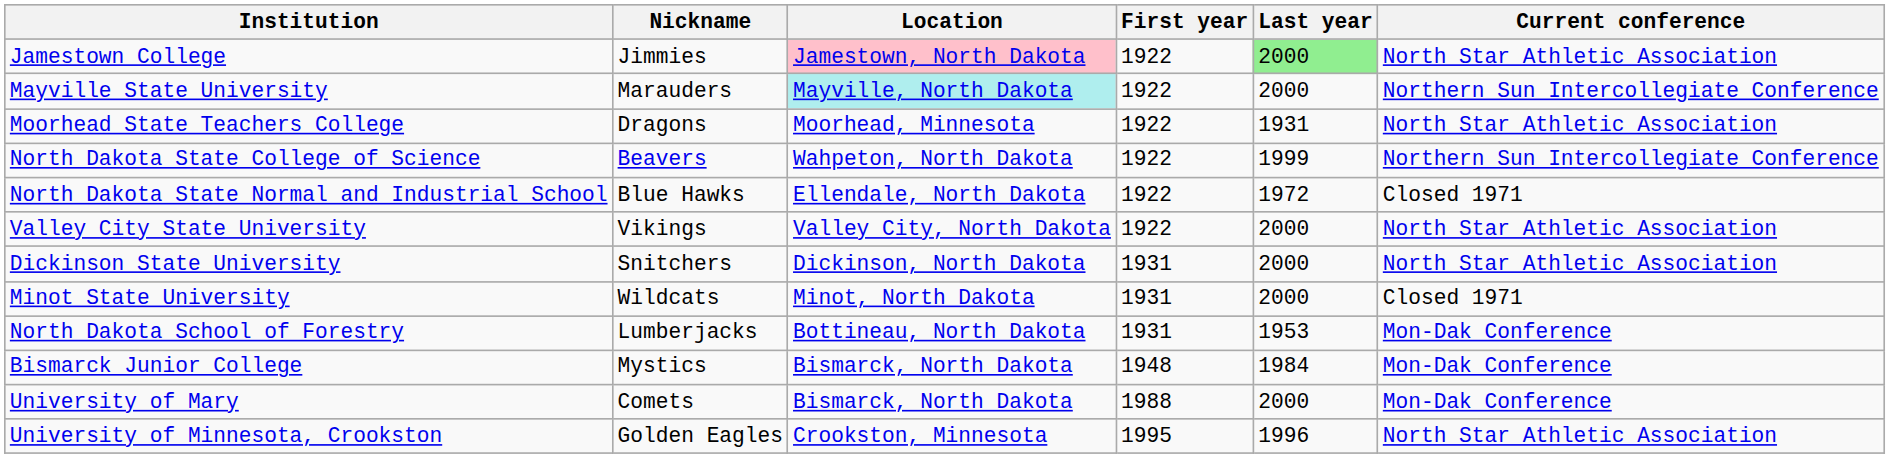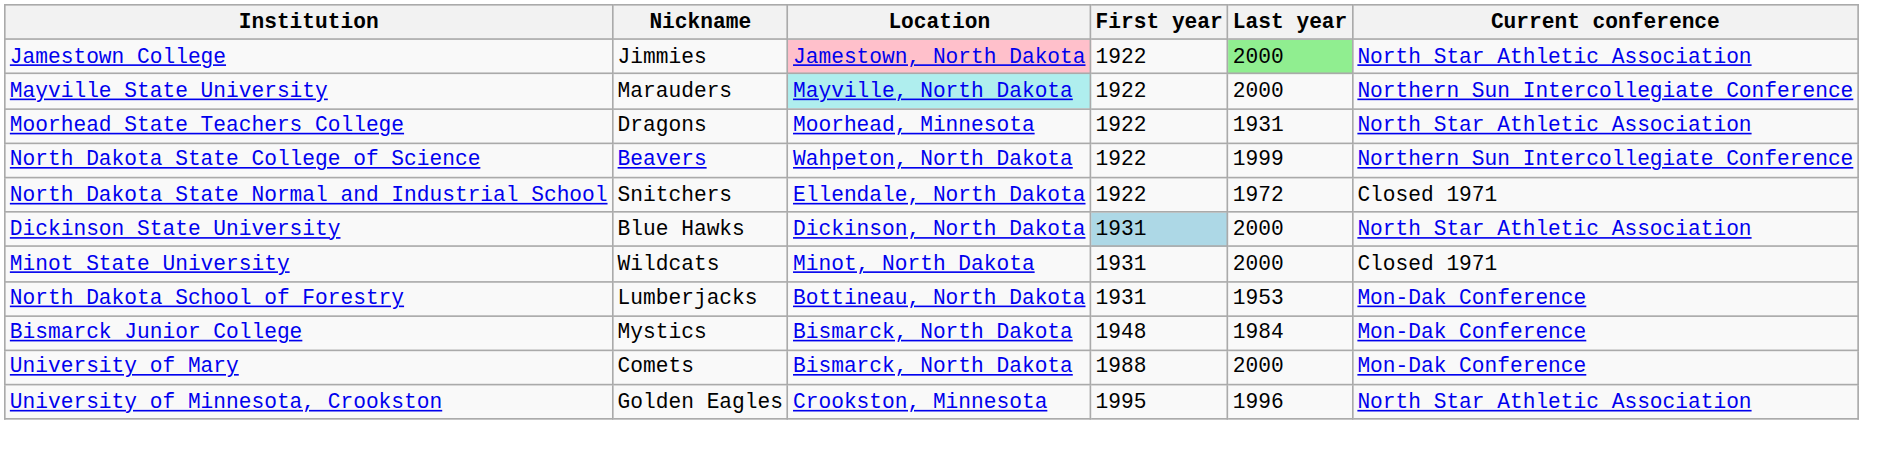(681, 195) Blue Hawks -> (675, 195) Snitchers
- row: (188, 229)
(675, 264) Snitchers -> (681, 229) Blue Hawks
(1146, 264) no background -> (1121, 229) lightblue background
